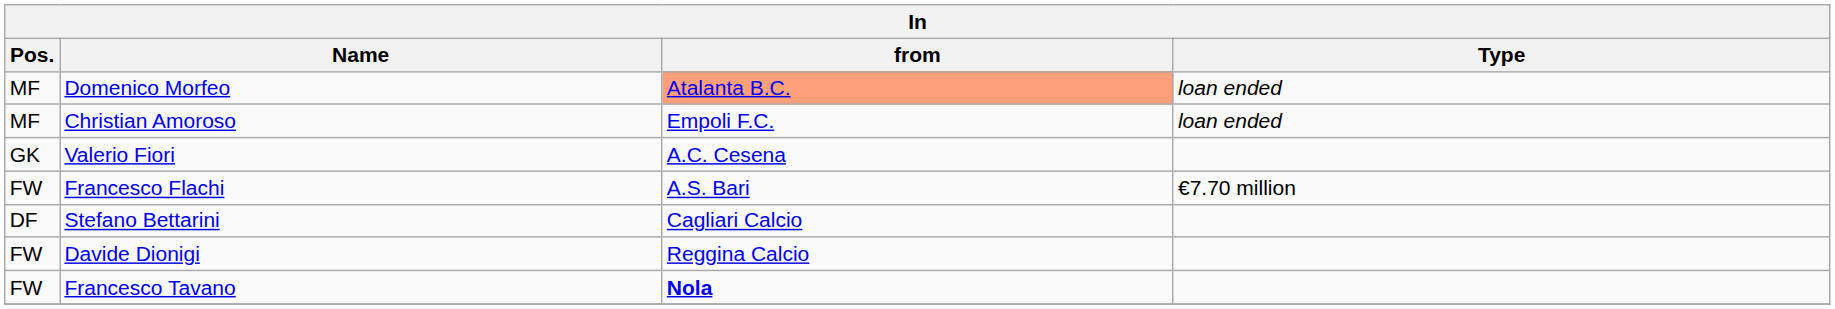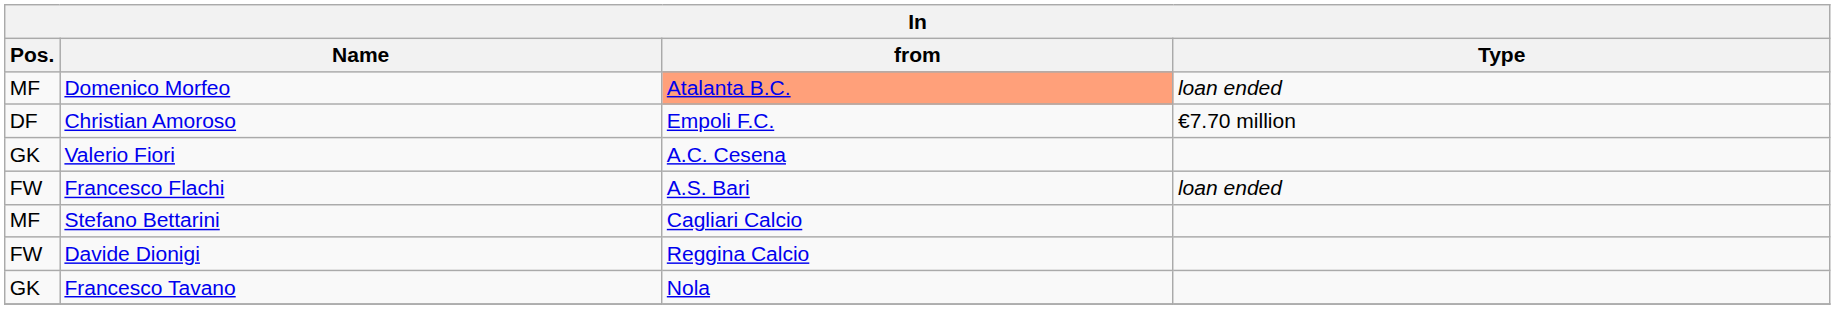(25, 121) MF -> (24, 121) DF
(1230, 121) loan ended -> (1237, 121) €7.70 million
(1237, 188) €7.70 million -> (1230, 188) loan ended
(24, 221) DF -> (25, 221) MF
(26, 287) FW -> (25, 287) GK
(690, 287) bold -> (688, 287) normal
